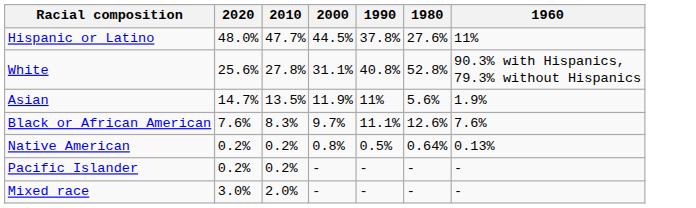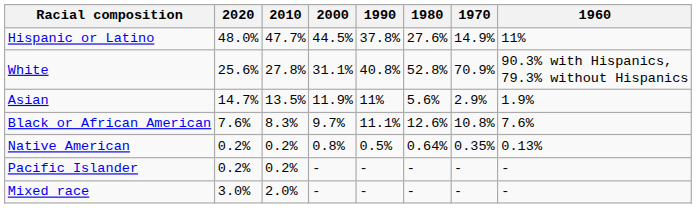+ column: (474, 16)
